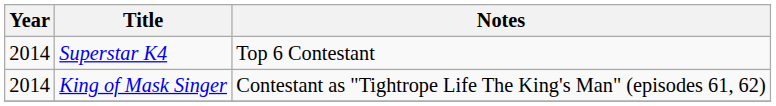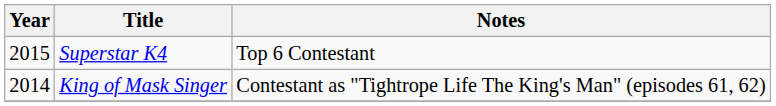(30, 52) 2014 -> (30, 52) 2015
